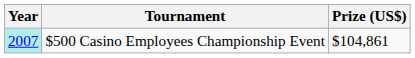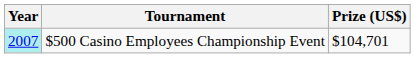(360, 40) $104,861 -> (360, 40) $104,701
